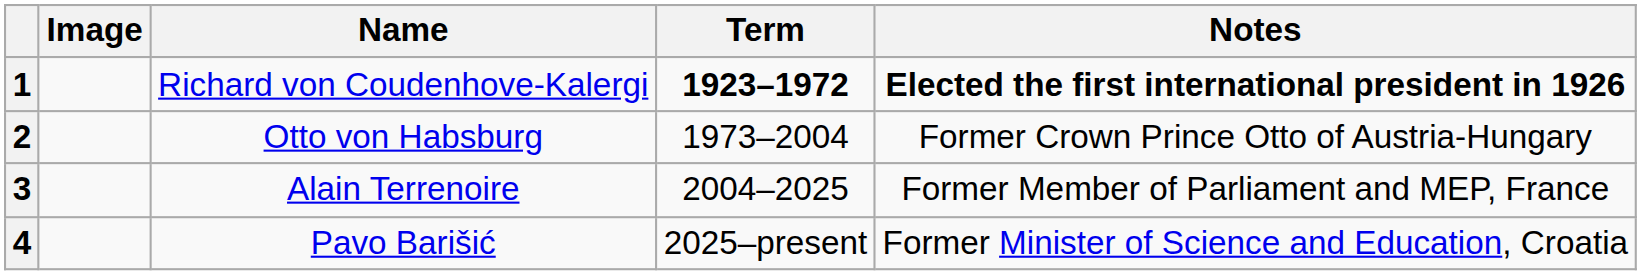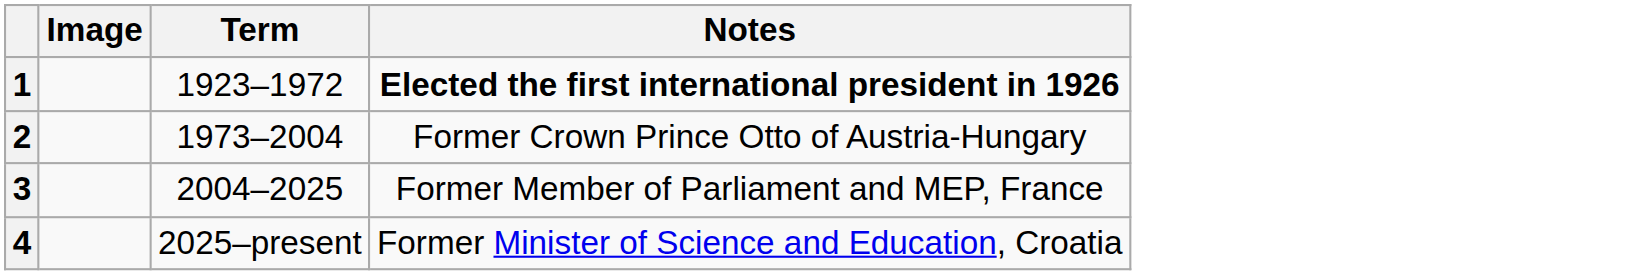- column: (403, 30)
(765, 83) bold -> (260, 83) normal
